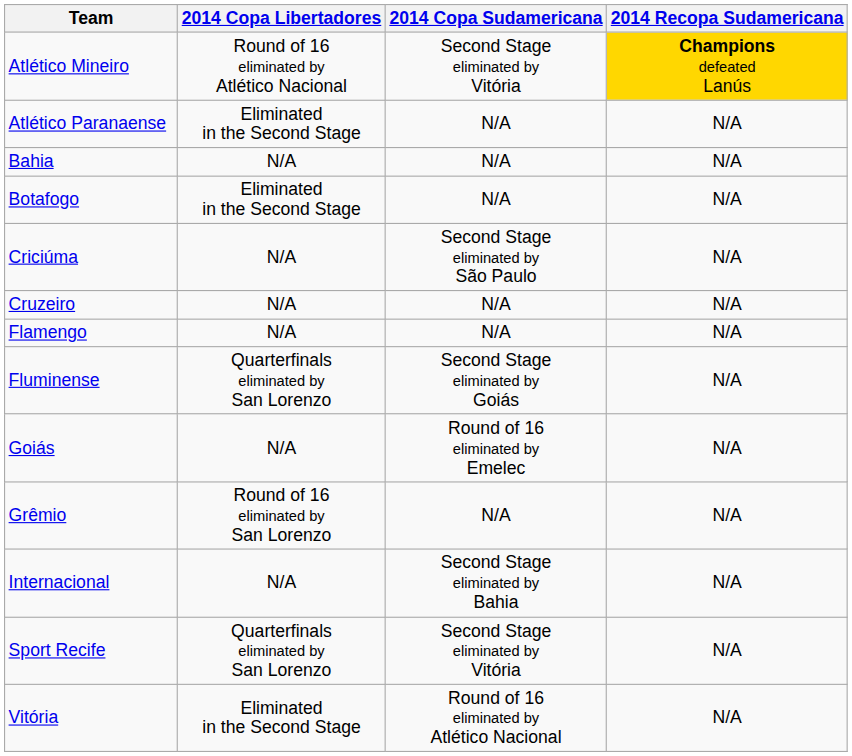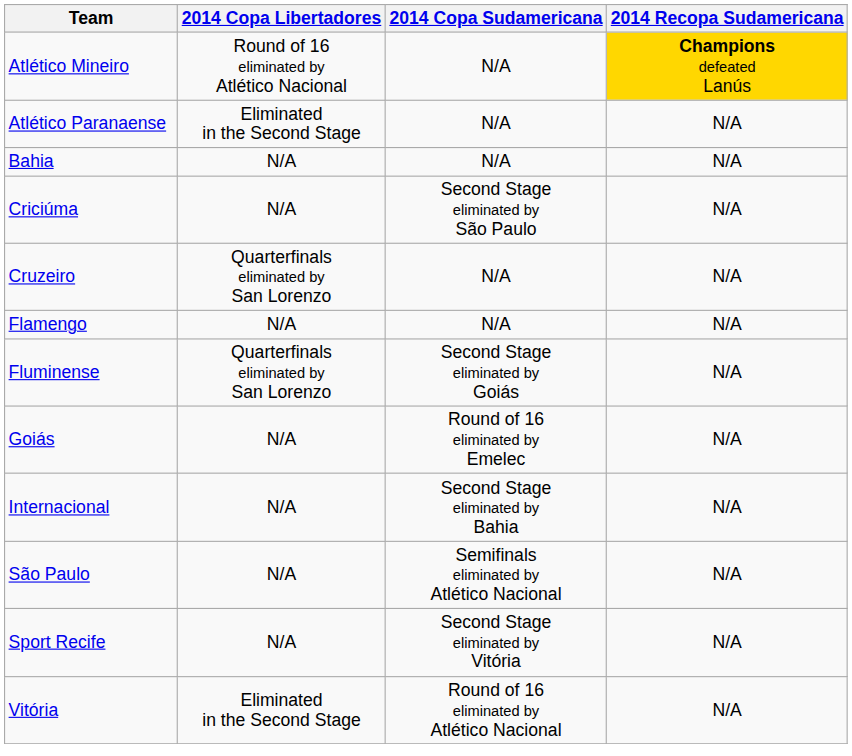(496, 66) Second Stage eliminated by Vitória -> (496, 66) N/A
- row: (44, 199)
(281, 304) N/A -> (281, 276) Quarterfinals eliminated by San Lorenzo
- row: (37, 515)
+ row: (49, 574)
(281, 650) Quarterfinals eliminated by San Lorenzo -> (281, 642) N/A
